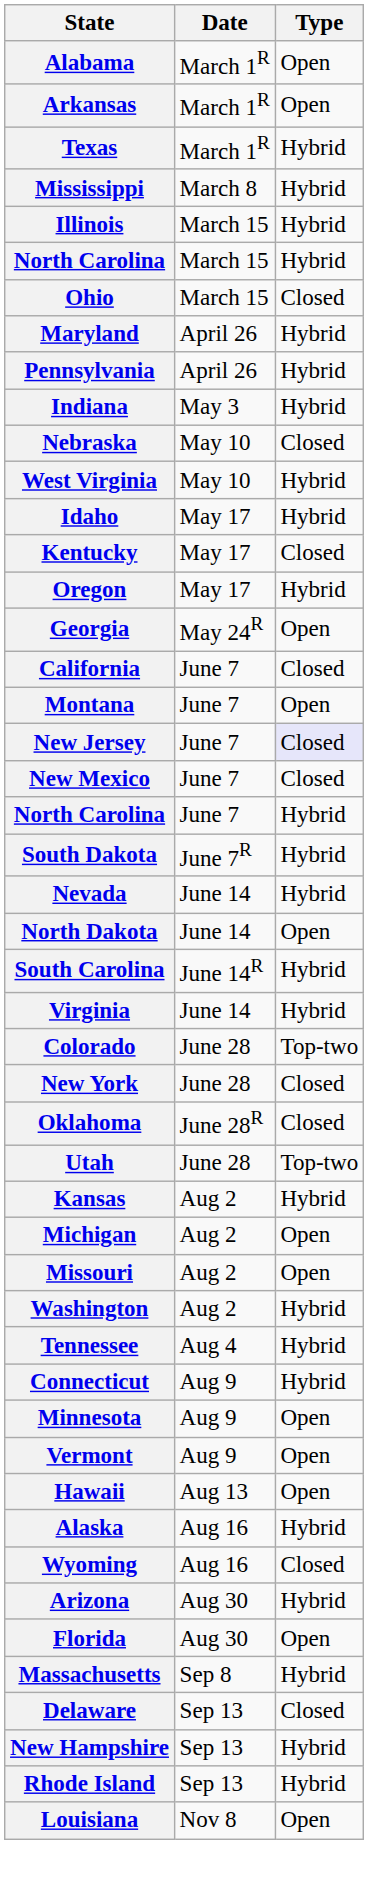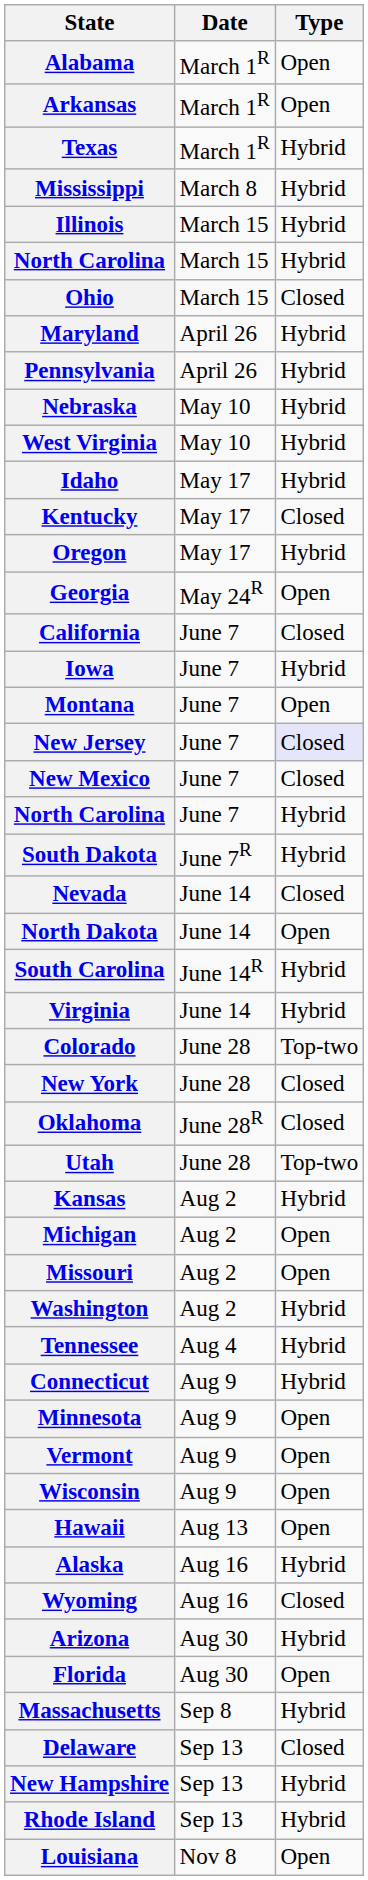- row: (90, 406)
(312, 443) Closed -> (313, 406) Hybrid
+ row: (90, 668)
(313, 894) Hybrid -> (312, 894) Closed
+ row: (89, 1491)
